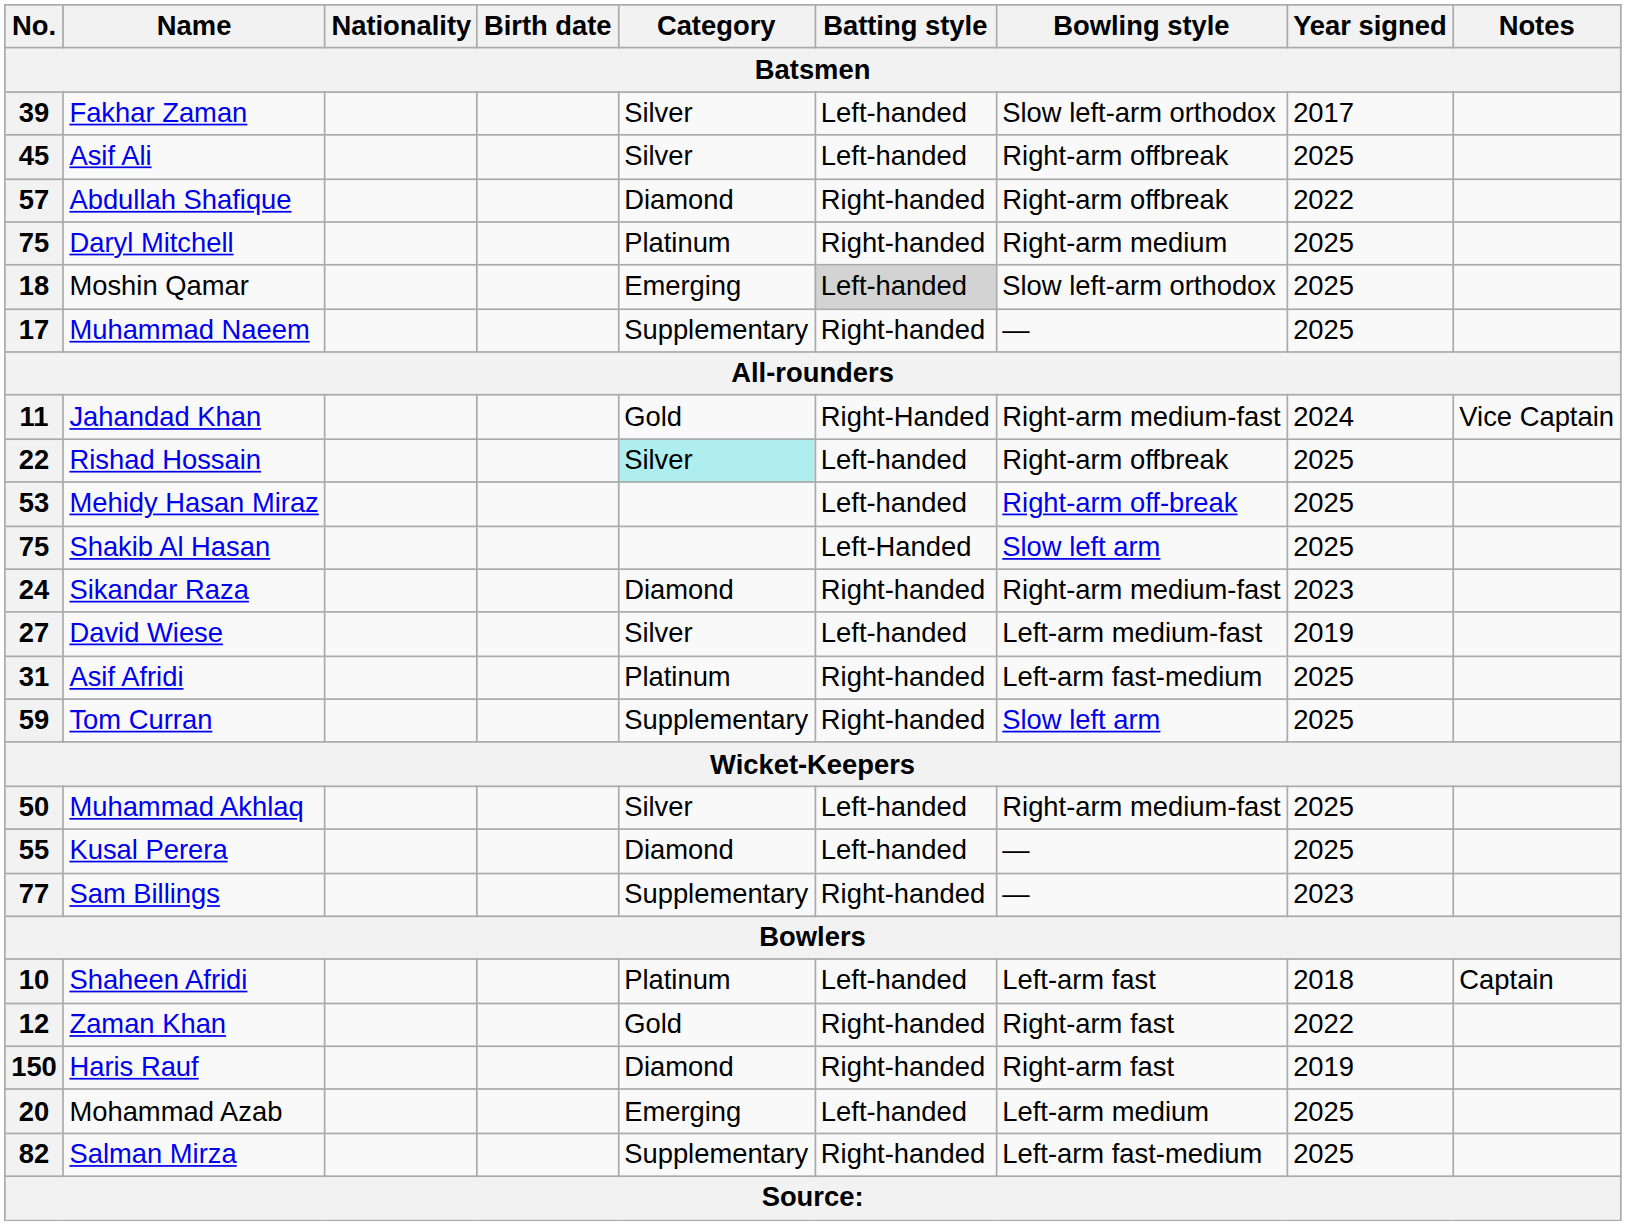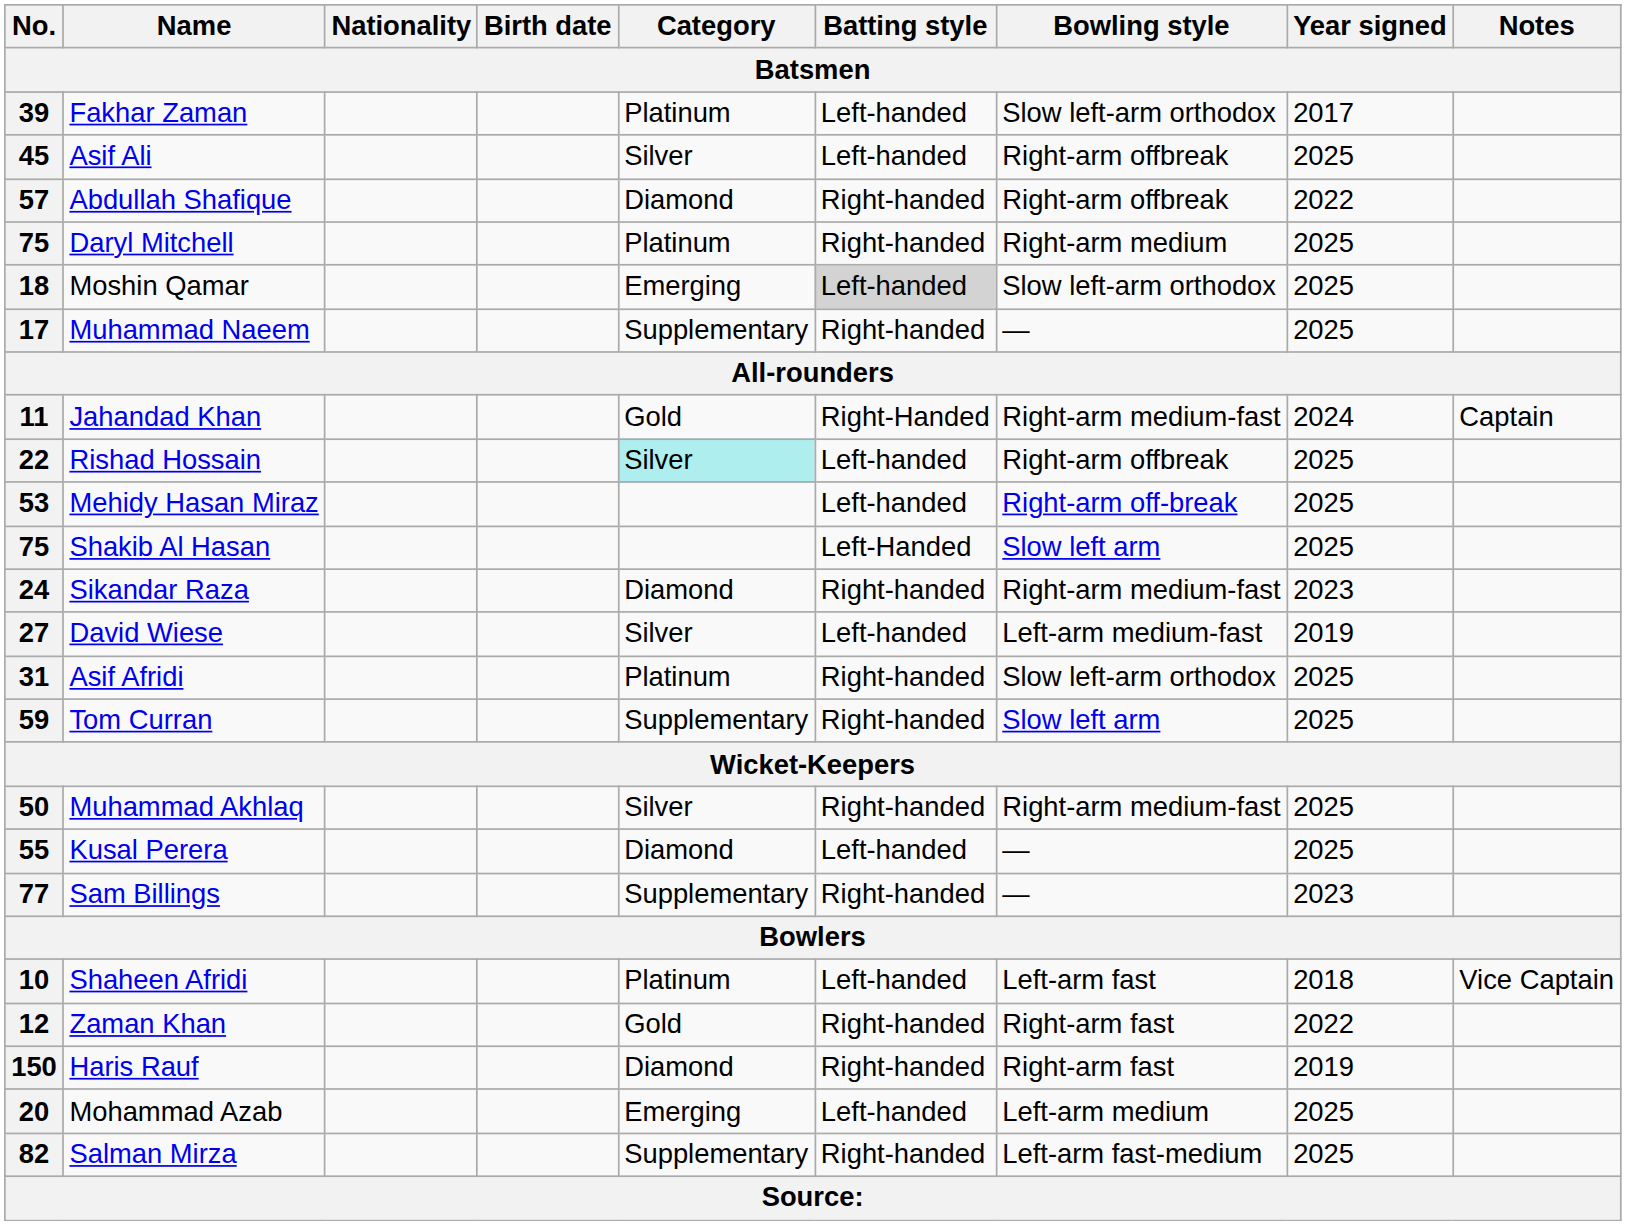(658, 112) Silver -> (677, 112) Platinum
(1537, 416) Vice Captain -> (1507, 416) Captain
(1132, 677) Left-arm fast-medium -> (1139, 677) Slow left-arm orthodox
(894, 807) Left-handed -> (903, 807) Right-handed
(1507, 980) Captain -> (1537, 980) Vice Captain
